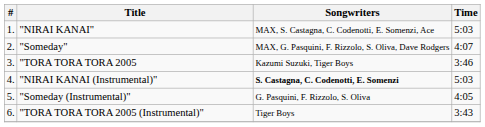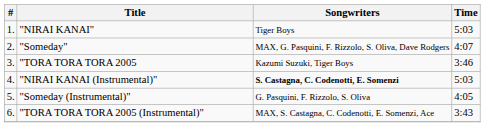(345, 30) MAX, S. Castagna, C. Codenotti, E. Somenzi, Ace -> (275, 30) Tiger Boys
(275, 114) Tiger Boys -> (345, 114) MAX, S. Castagna, C. Codenotti, E. Somenzi, Ace
